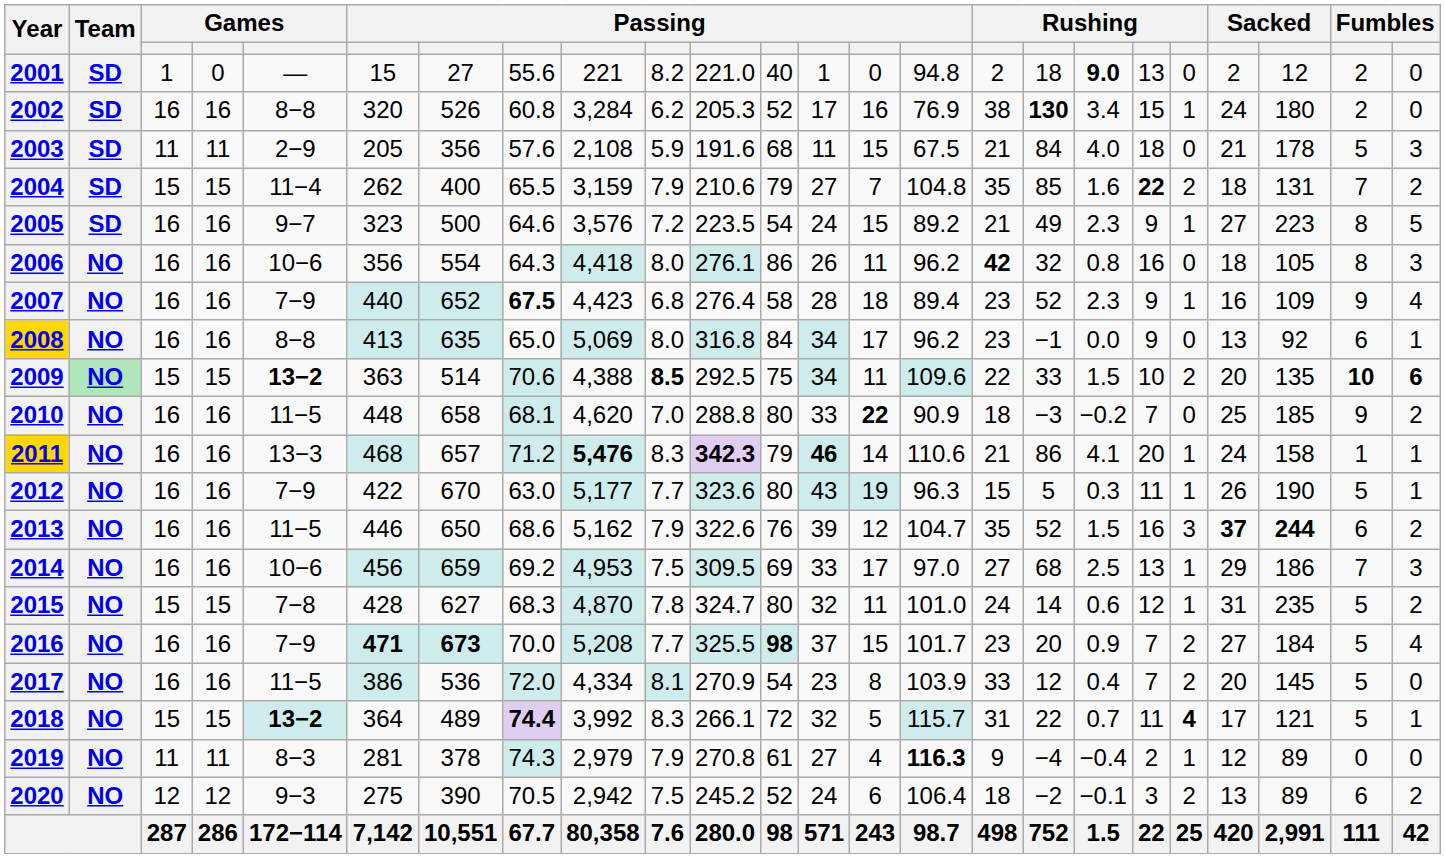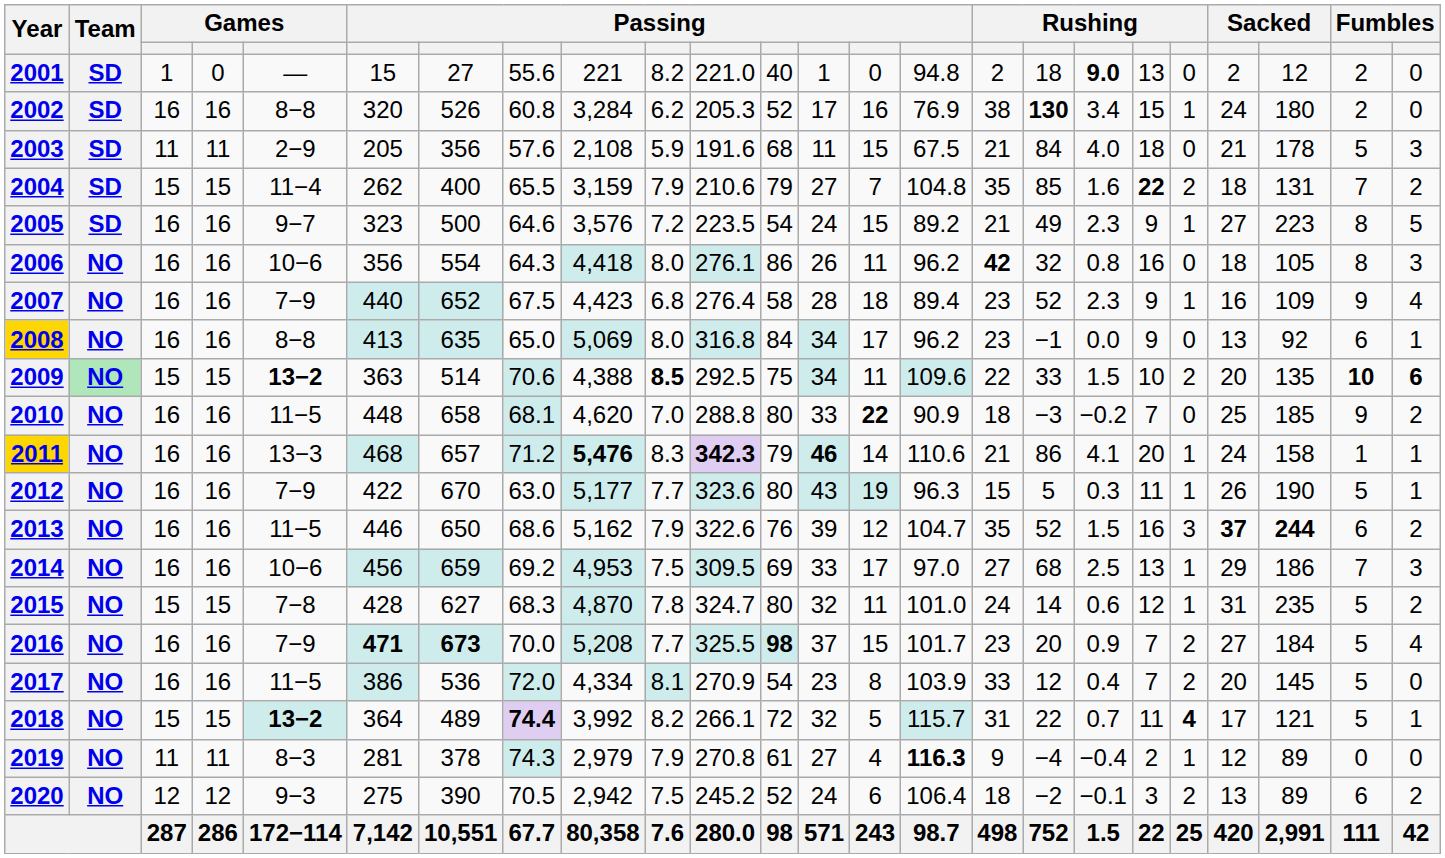(532, 301) bold -> (532, 301) normal
(667, 719) 8.3 -> (667, 719) 8.2
